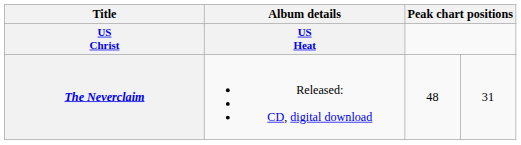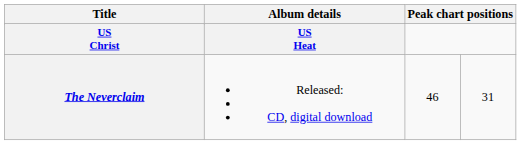(432, 97) 48 -> (432, 97) 46
